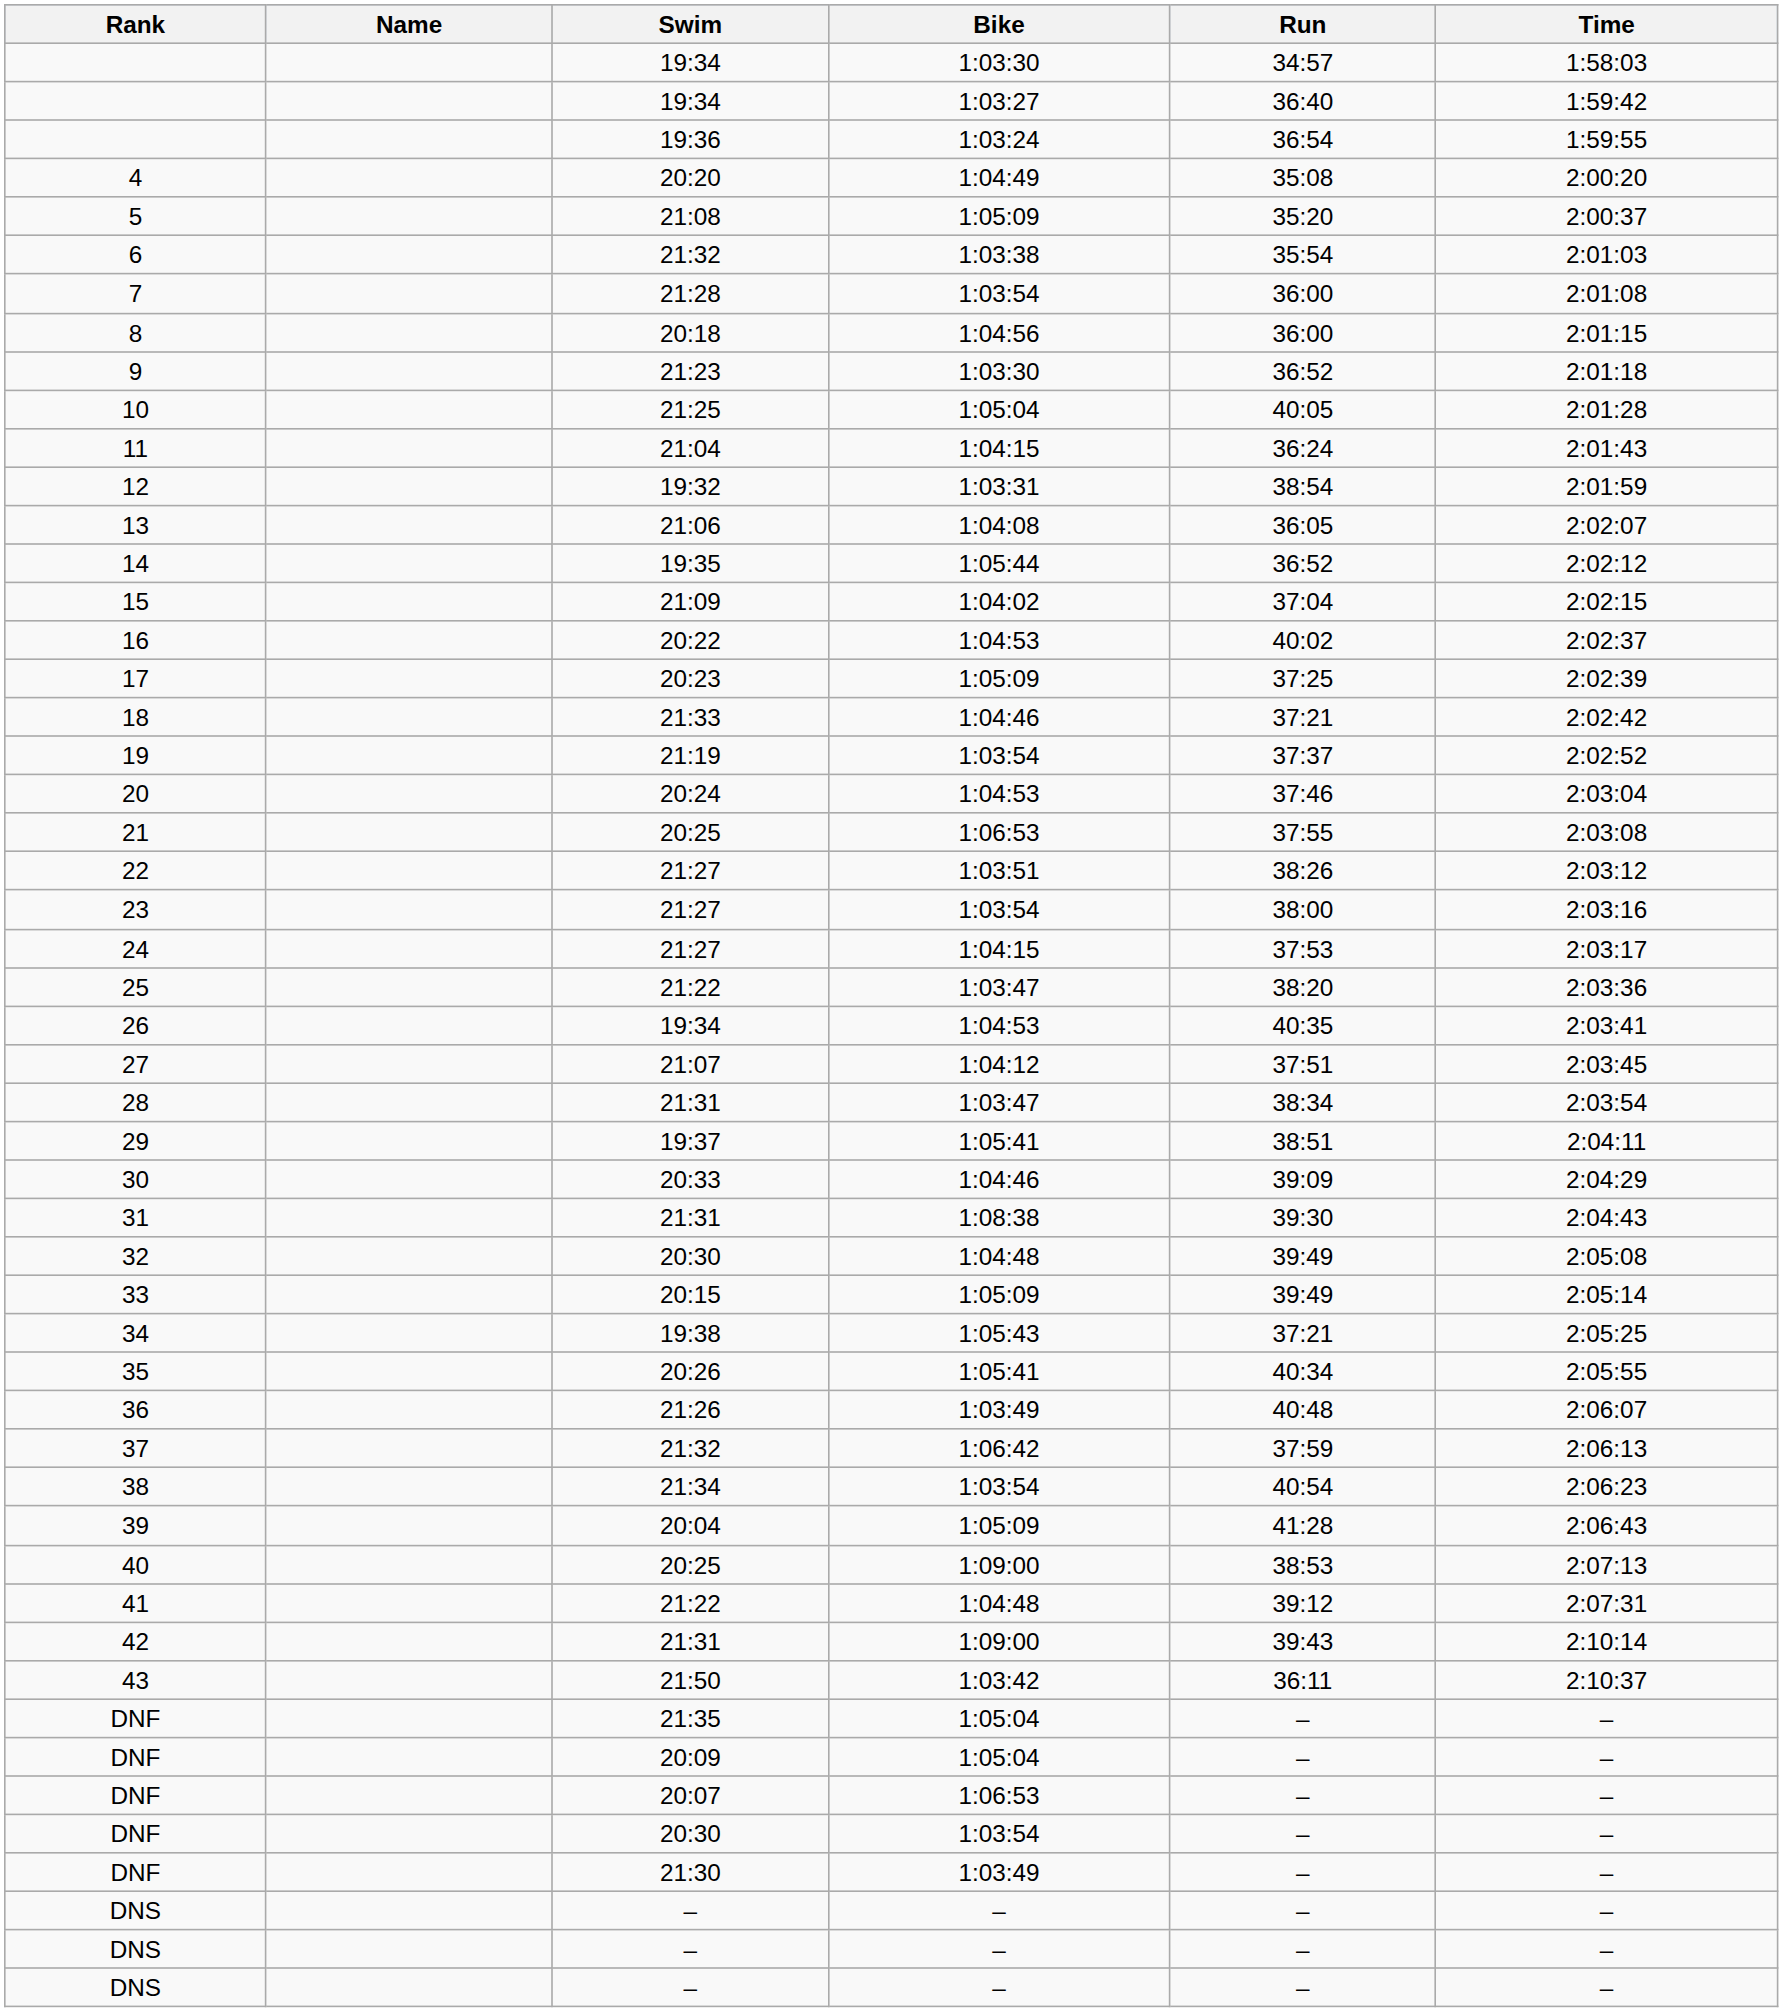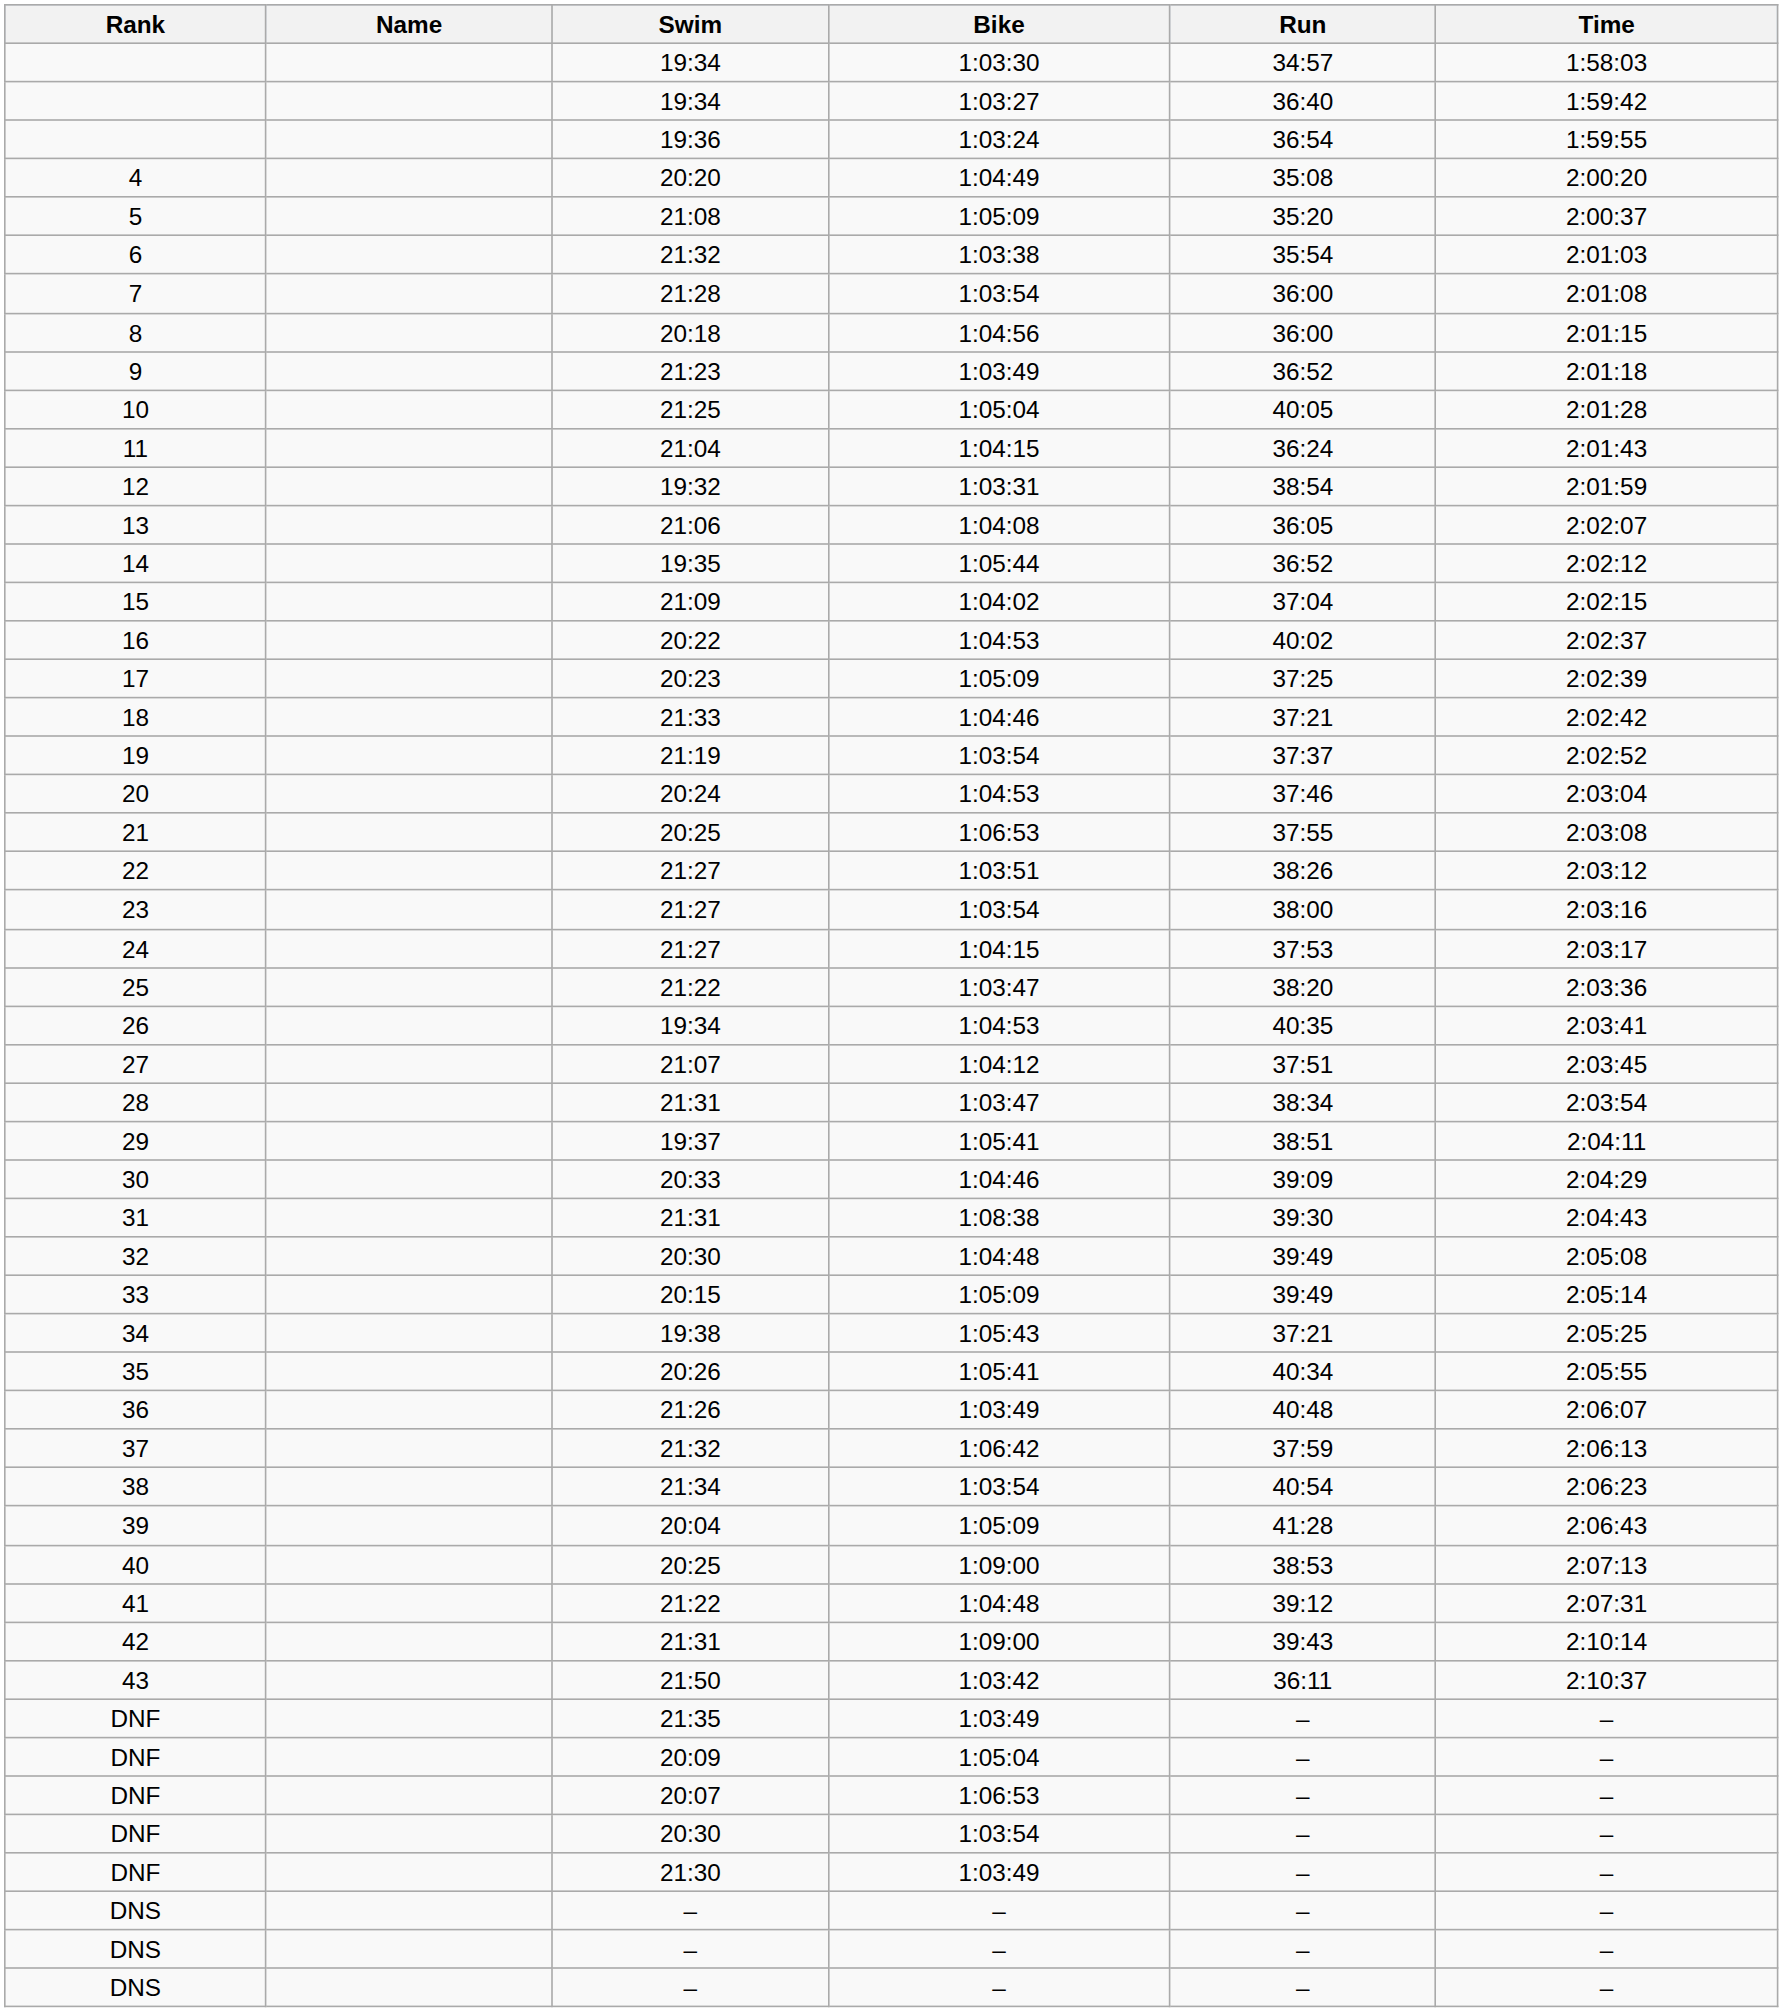(999, 371) 1:03:30 -> (999, 371) 1:03:49
(999, 1718) 1:05:04 -> (999, 1718) 1:03:49
